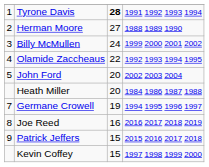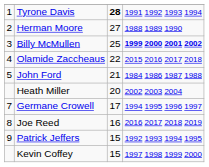(115, 43) 24 -> (115, 43) 25
(163, 44) normal -> (163, 44) bold
(163, 59) 1992 1993 1994 1995 -> (163, 59) 2015 2016 2017 2018
(115, 75) 20 -> (115, 75) 21
(153, 75) 2002 2003 2004 -> (163, 75) 1984 1986 1987 1988
(163, 91) 1984 1986 1987 1988 -> (153, 91) 2002 2003 2004
(115, 106) 19 -> (115, 106) 17
(163, 138) 2015 2016 2017 2018 -> (163, 138) 1992 1993 1994 1995
